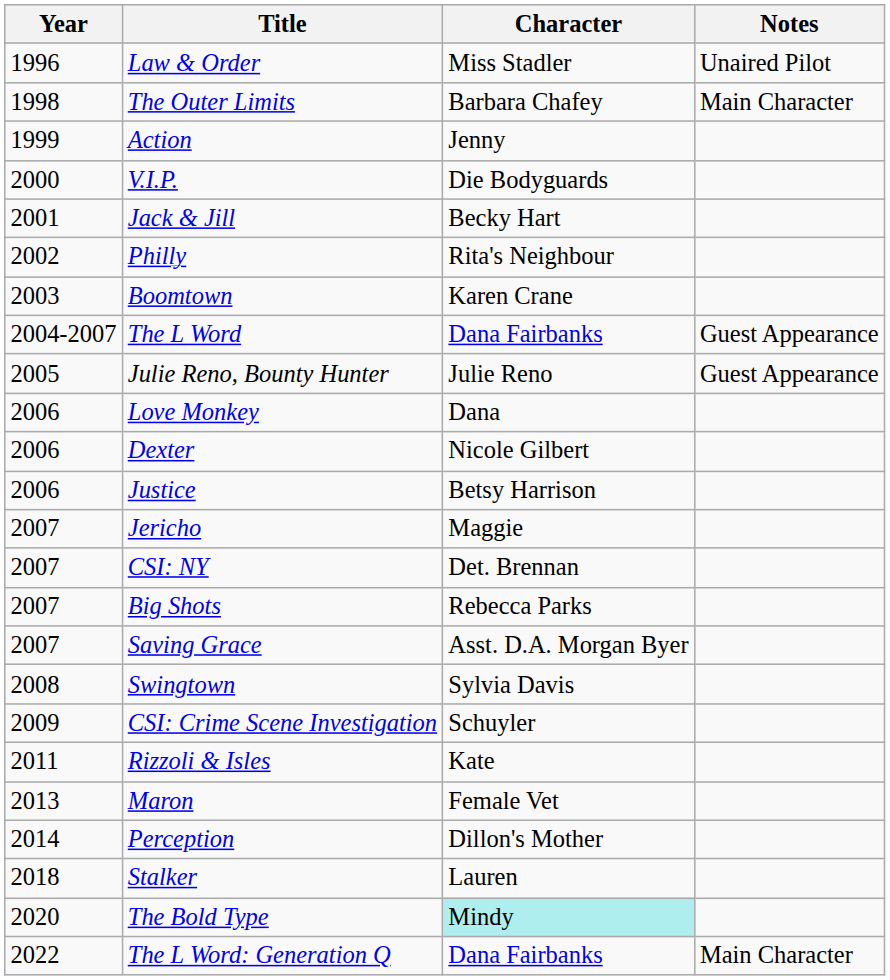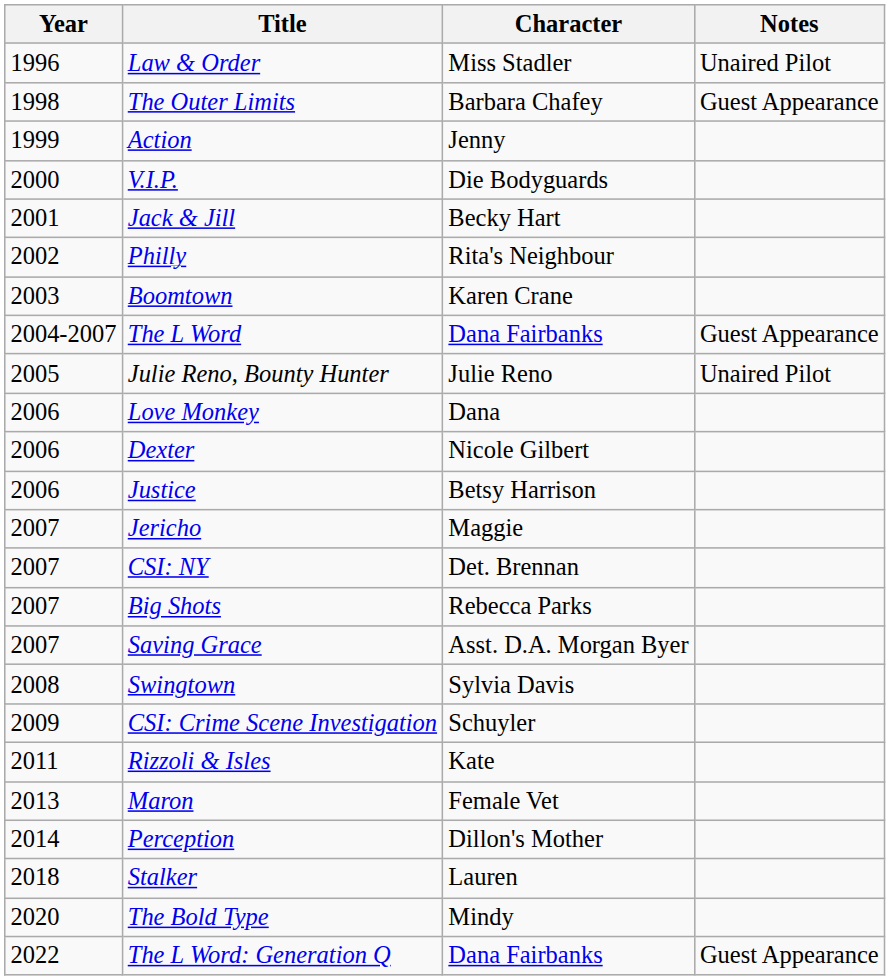(776, 101) Main Character -> (789, 101) Guest Appearance
(789, 373) Guest Appearance -> (766, 373) Unaired Pilot
(481, 916) paleturquoise background -> (481, 916) no background
(776, 955) Main Character -> (789, 955) Guest Appearance
